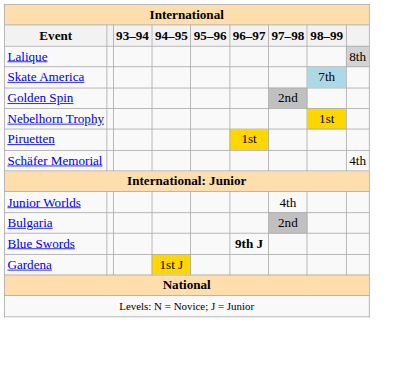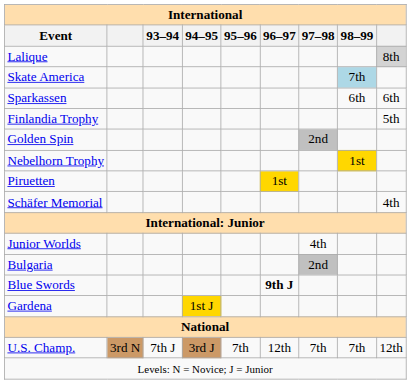+ row: (37, 98)
+ row: (53, 118)
+ row: (41, 347)
